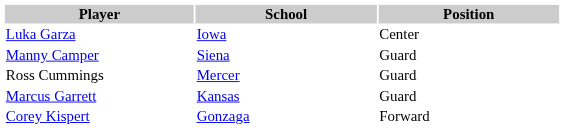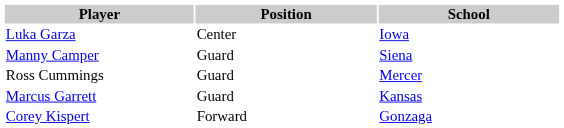columns swapped: (469, 14) <-> (286, 14)
